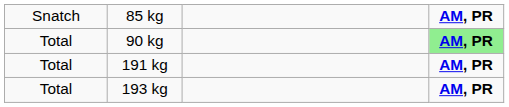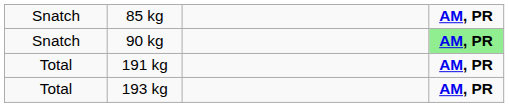(56, 41) Total -> (56, 41) Snatch
